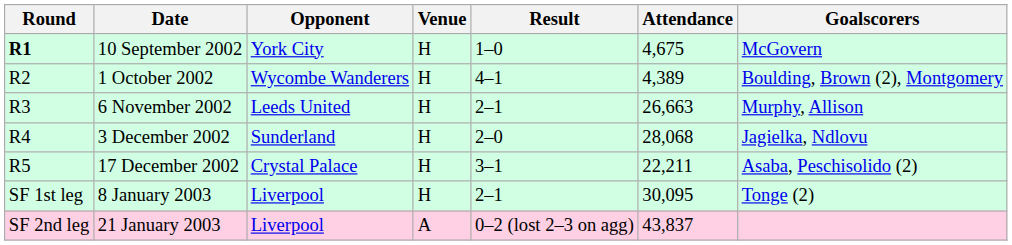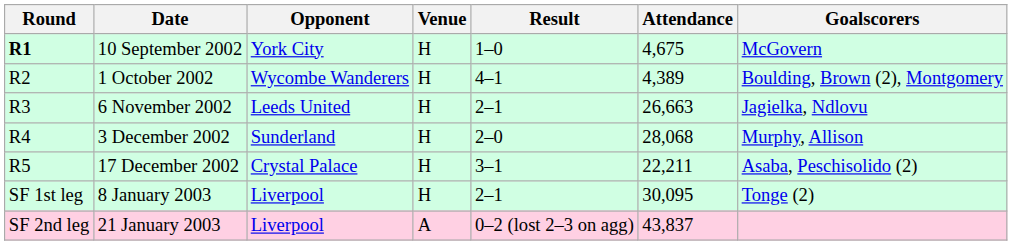(802, 107) Murphy, Allison -> (805, 107) Jagielka, Ndlovu
(805, 136) Jagielka, Ndlovu -> (802, 136) Murphy, Allison
